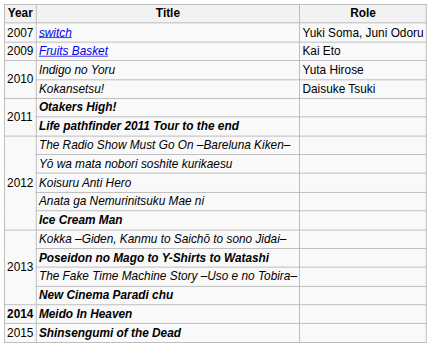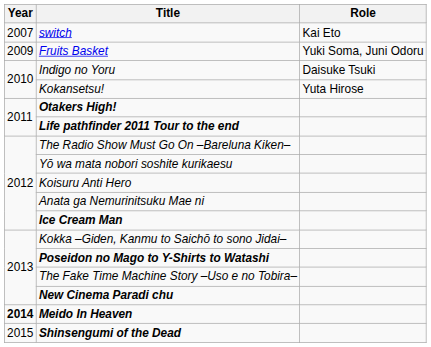(363, 32) Yuki Soma, Juni Odoru -> (322, 32) Kai Eto
(322, 51) Kai Eto -> (363, 51) Yuki Soma, Juni Odoru
(333, 70) Yuta Hirose -> (339, 70) Daisuke Tsuki
(339, 88) Daisuke Tsuki -> (333, 88) Yuta Hirose
